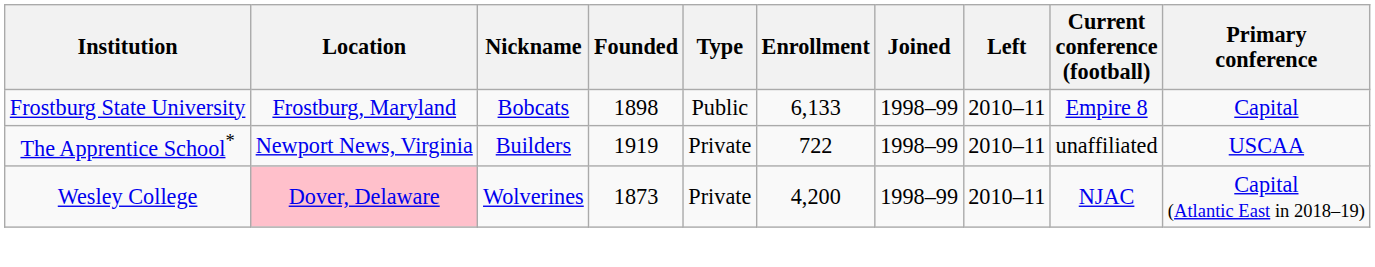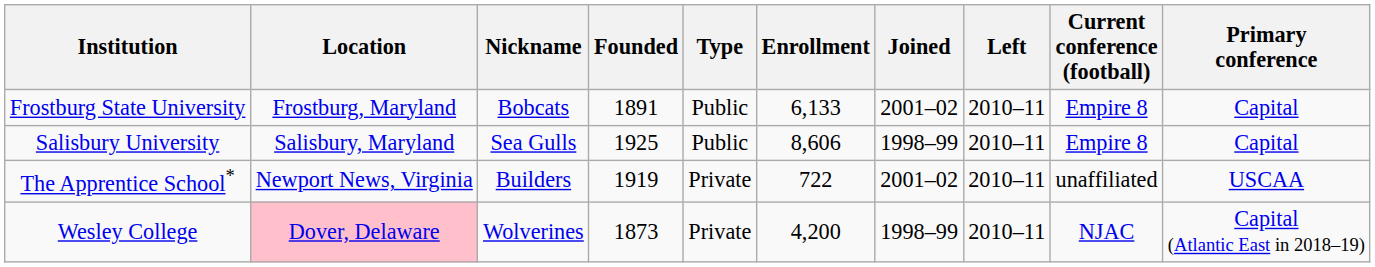(636, 107) 1898 -> (636, 107) 1891
(919, 107) 1998–99 -> (919, 107) 2001–02
+ row: (128, 142)
(919, 145) 1998–99 -> (919, 180) 2001–02
